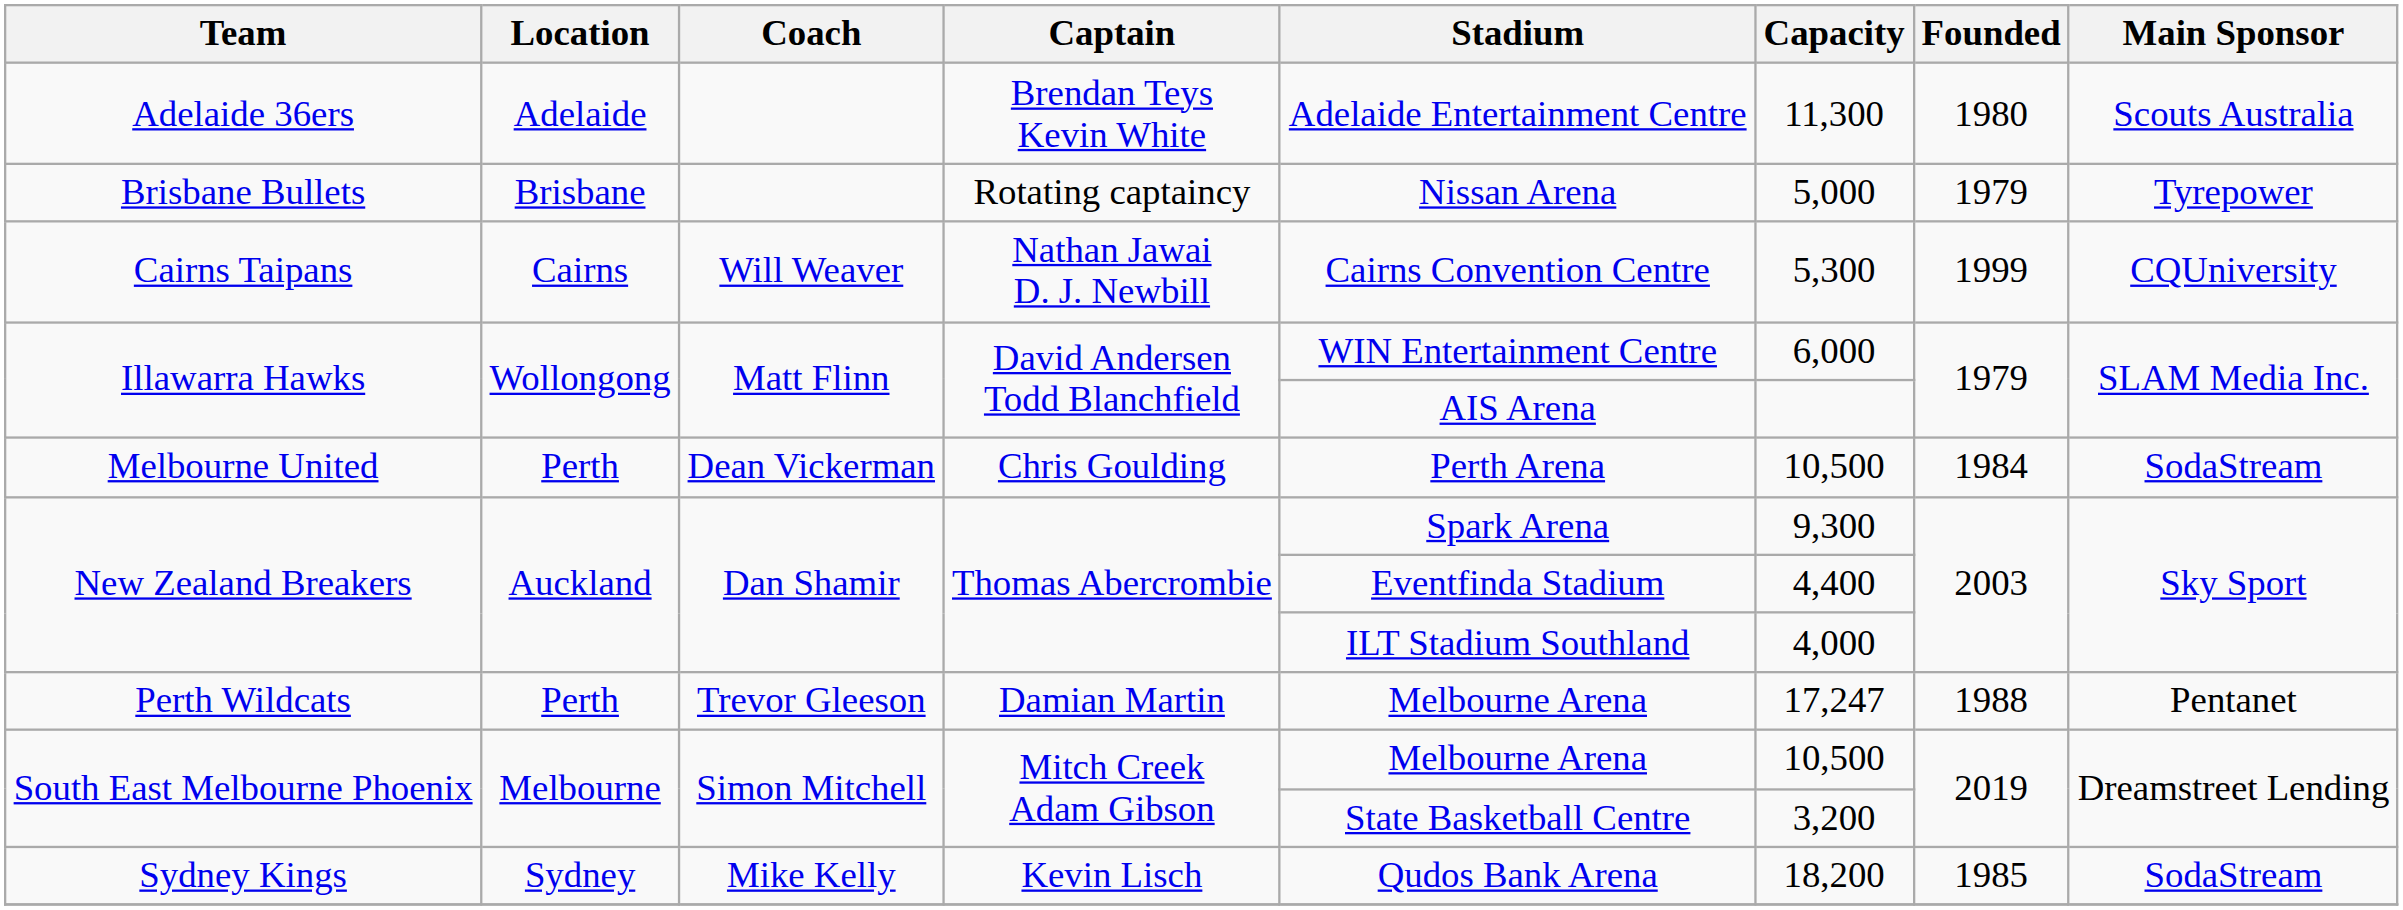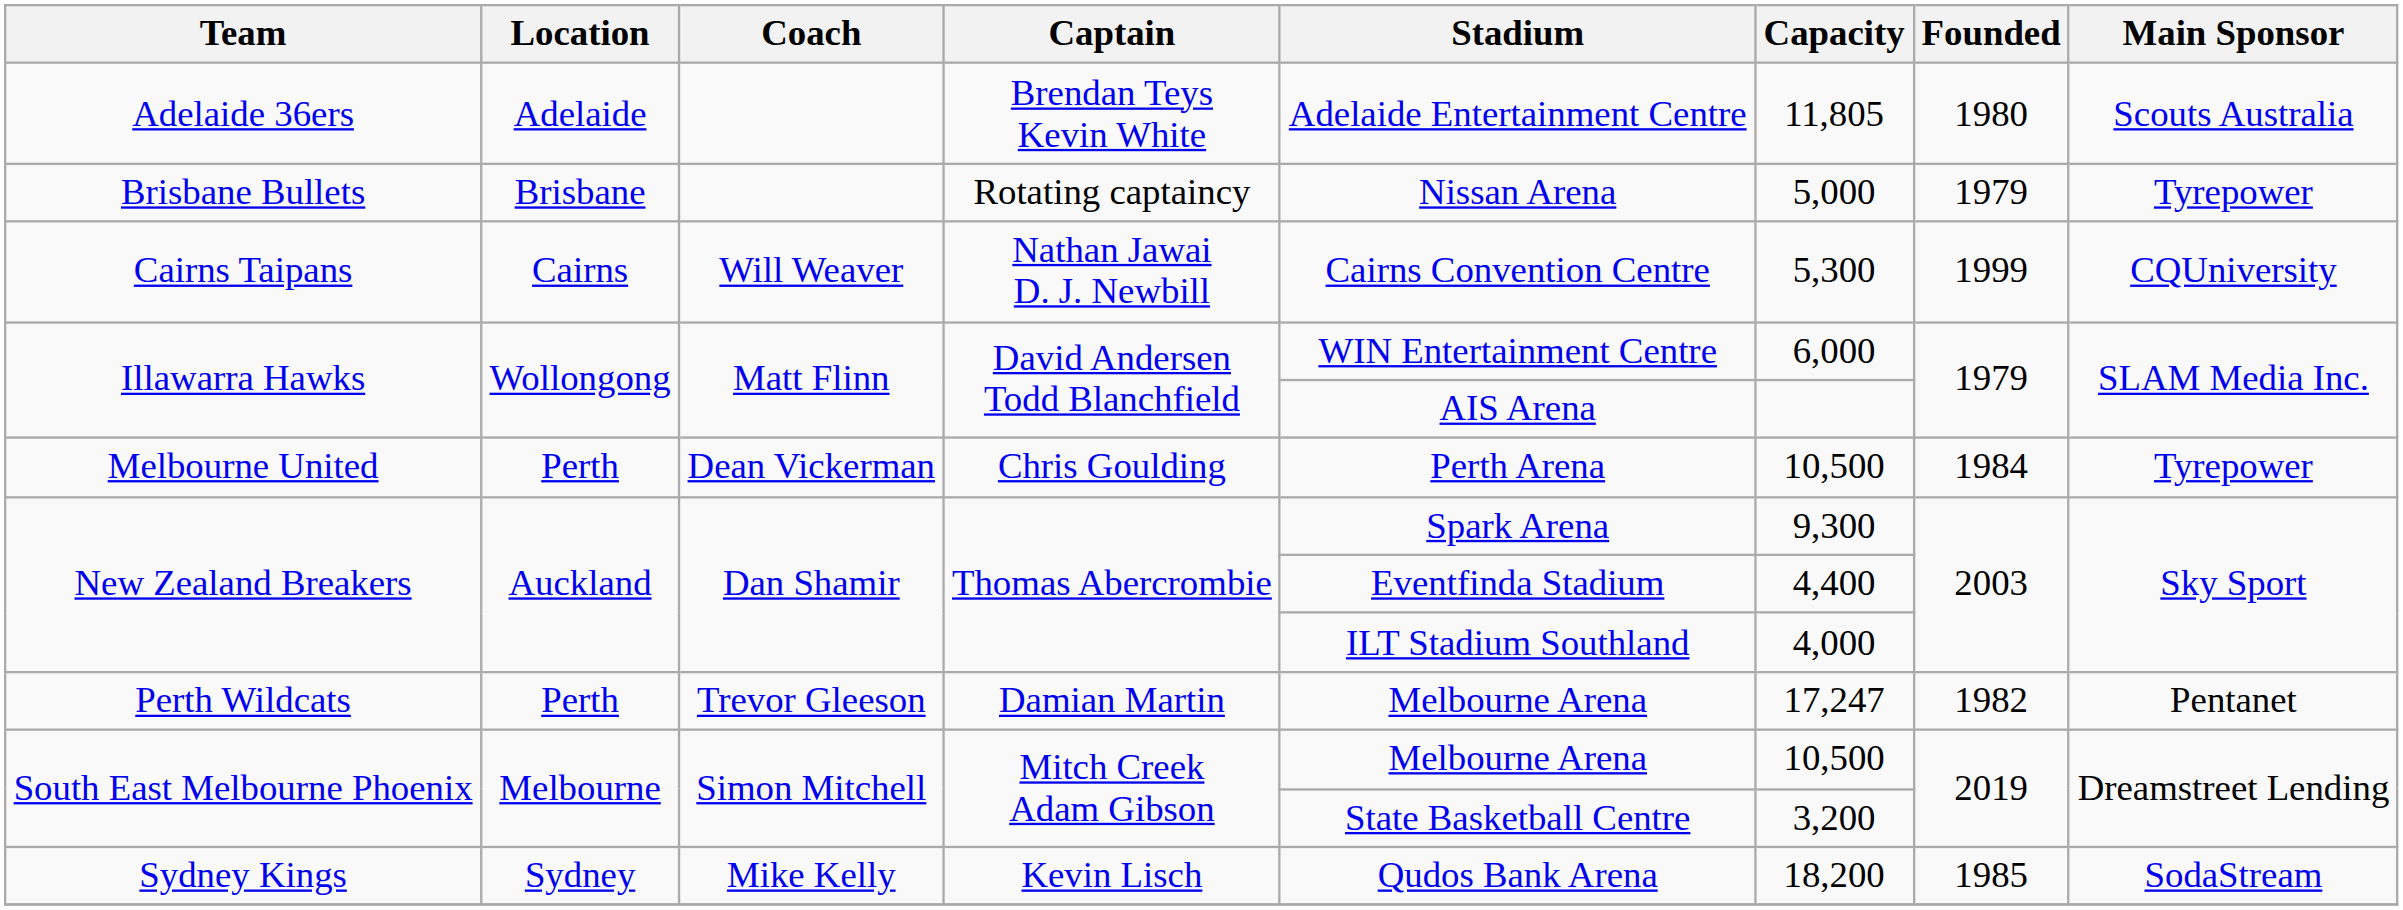(1834, 112) 11,300 -> (1834, 112) 11,805
(2233, 466) SodaStream -> (2233, 466) Tyrepower
(1991, 700) 1988 -> (1991, 700) 1982
